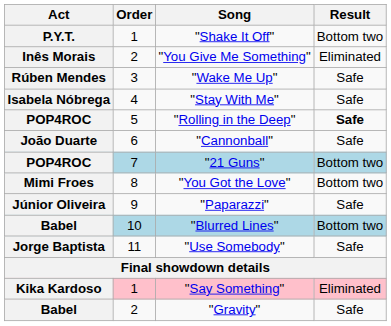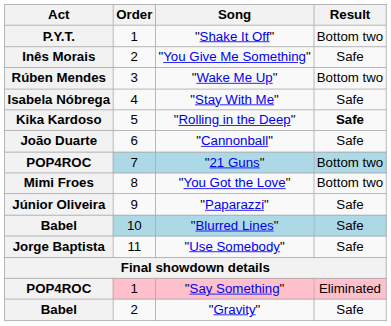(350, 57) Eliminated -> (350, 57) Safe
(350, 78) Safe -> (350, 78) Bottom two
(59, 120) POP4ROC -> (59, 120) Kika Kardoso
(350, 225) Bottom two -> (350, 225) Safe
(59, 288) Kika Kardoso -> (59, 288) POP4ROC
